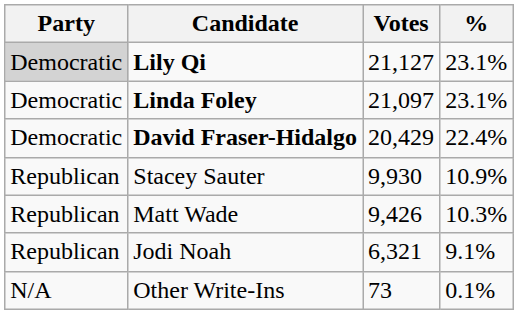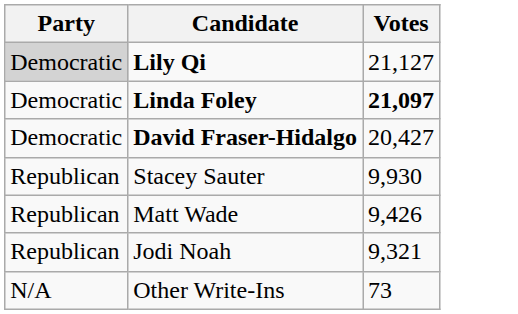- column: (476, 23)
(401, 99) normal -> (401, 99) bold
(401, 137) 20,429 -> (401, 137) 20,427
(395, 251) 6,321 -> (395, 251) 9,321
